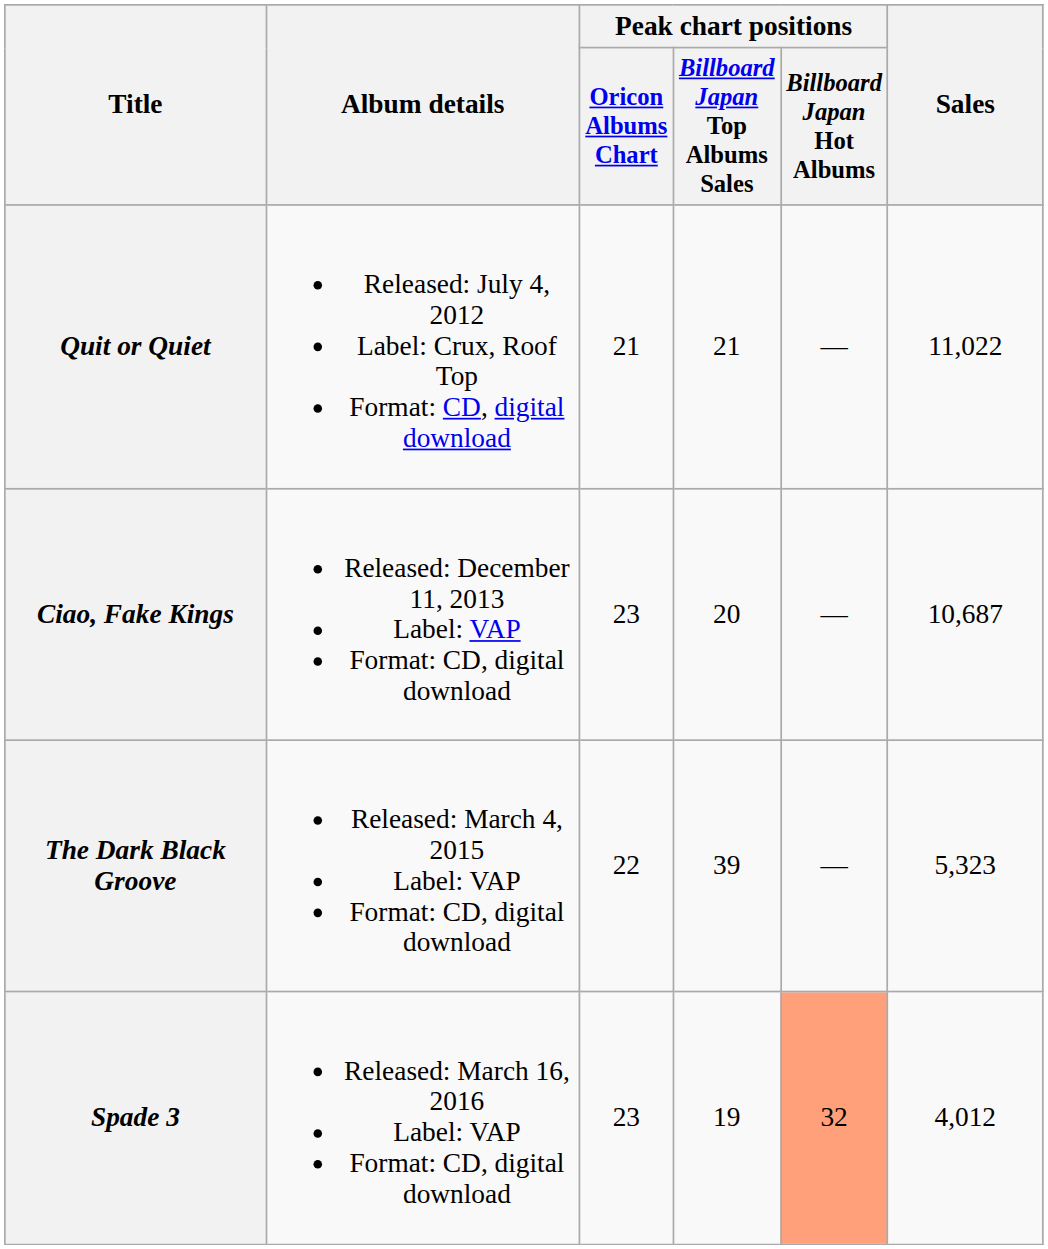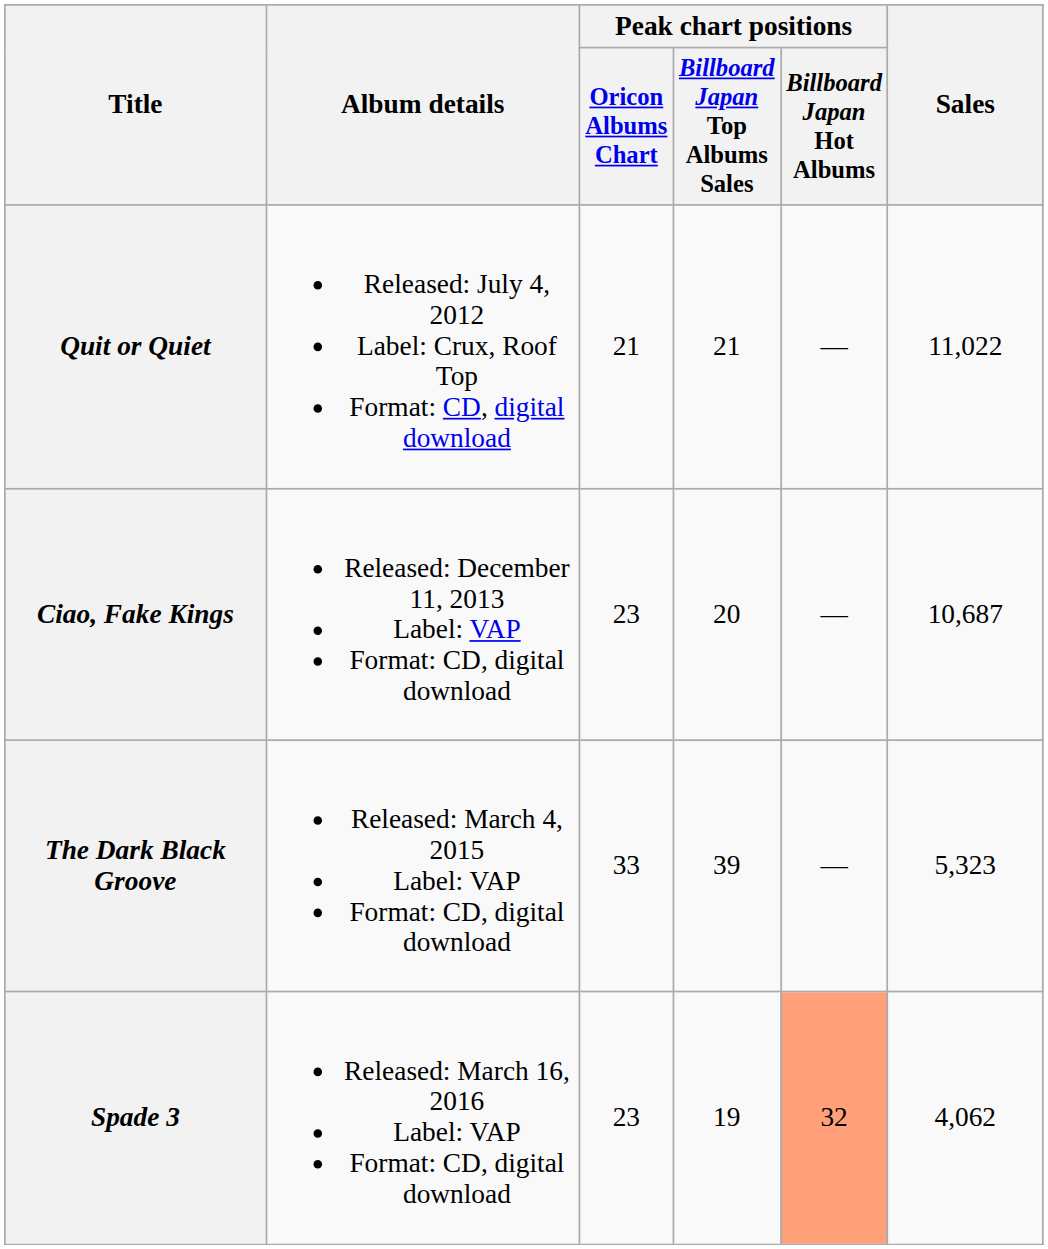(626, 865) 22 -> (626, 865) 33
(965, 1117) 4,012 -> (965, 1117) 4,062
